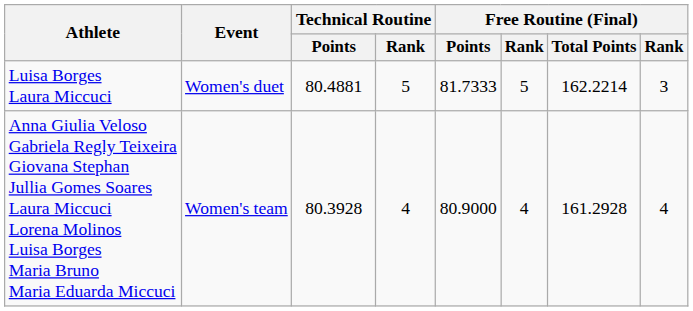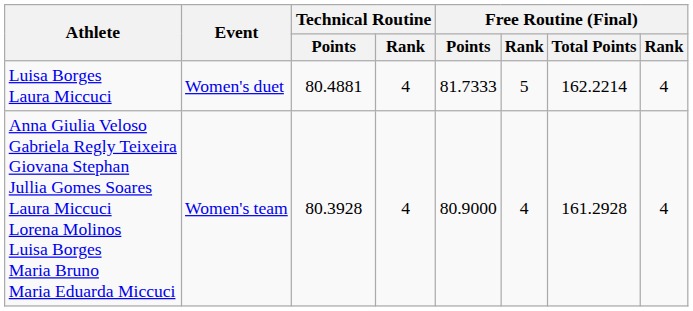(406, 86) 5 -> (406, 86) 4
(664, 86) 3 -> (664, 86) 4
